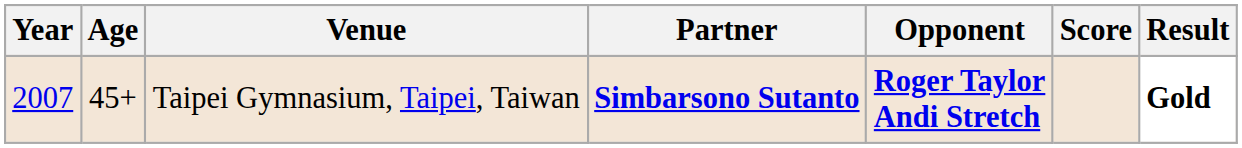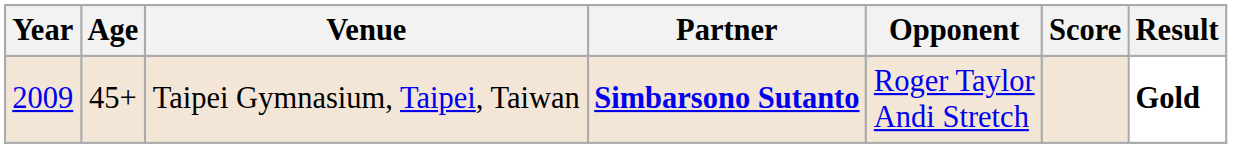(43, 98) 2007 -> (43, 98) 2009
(960, 98) bold -> (954, 98) normal
